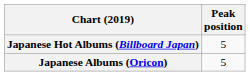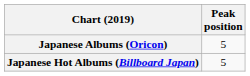rows swapped: (103, 62) <-> (103, 44)
